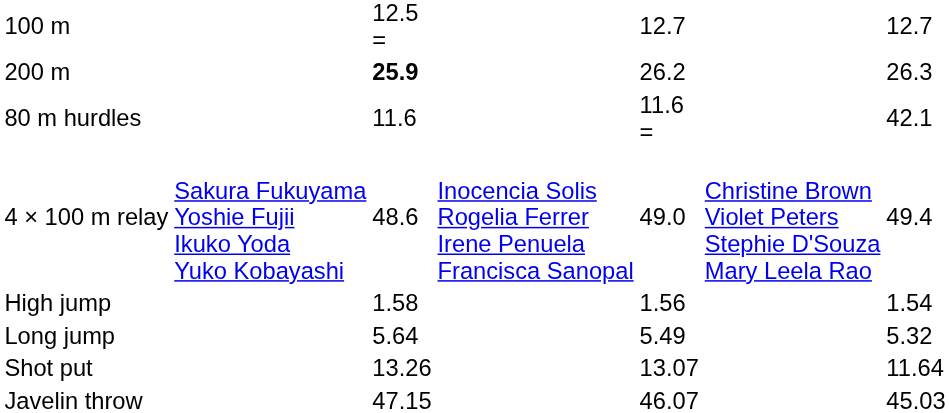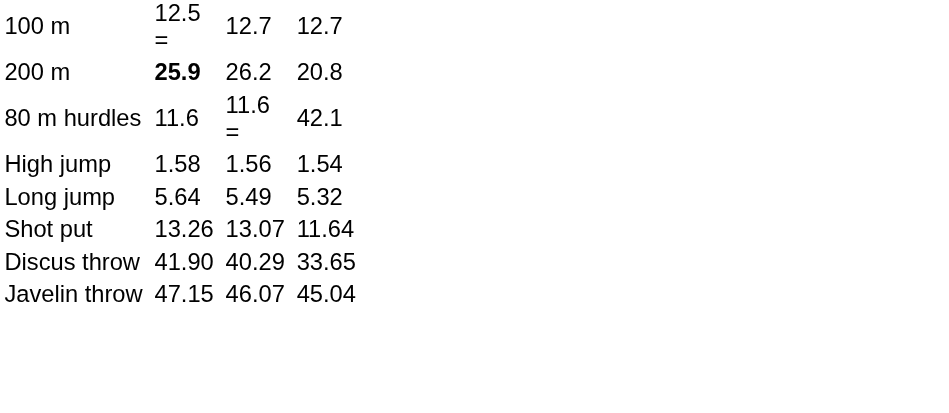(909, 72) 26.3 -> (320, 72) 20.8
- row: (86, 217)
+ row: (72, 262)
(916, 401) 45.03 -> (326, 294) 45.04
